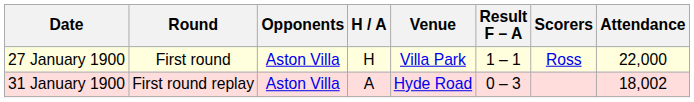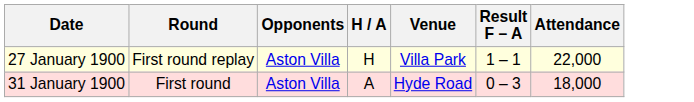- column: (564, 25)
(193, 59) First round -> (193, 59) First round replay
(193, 84) First round replay -> (193, 84) First round
(643, 84) 18,002 -> (577, 84) 18,000
